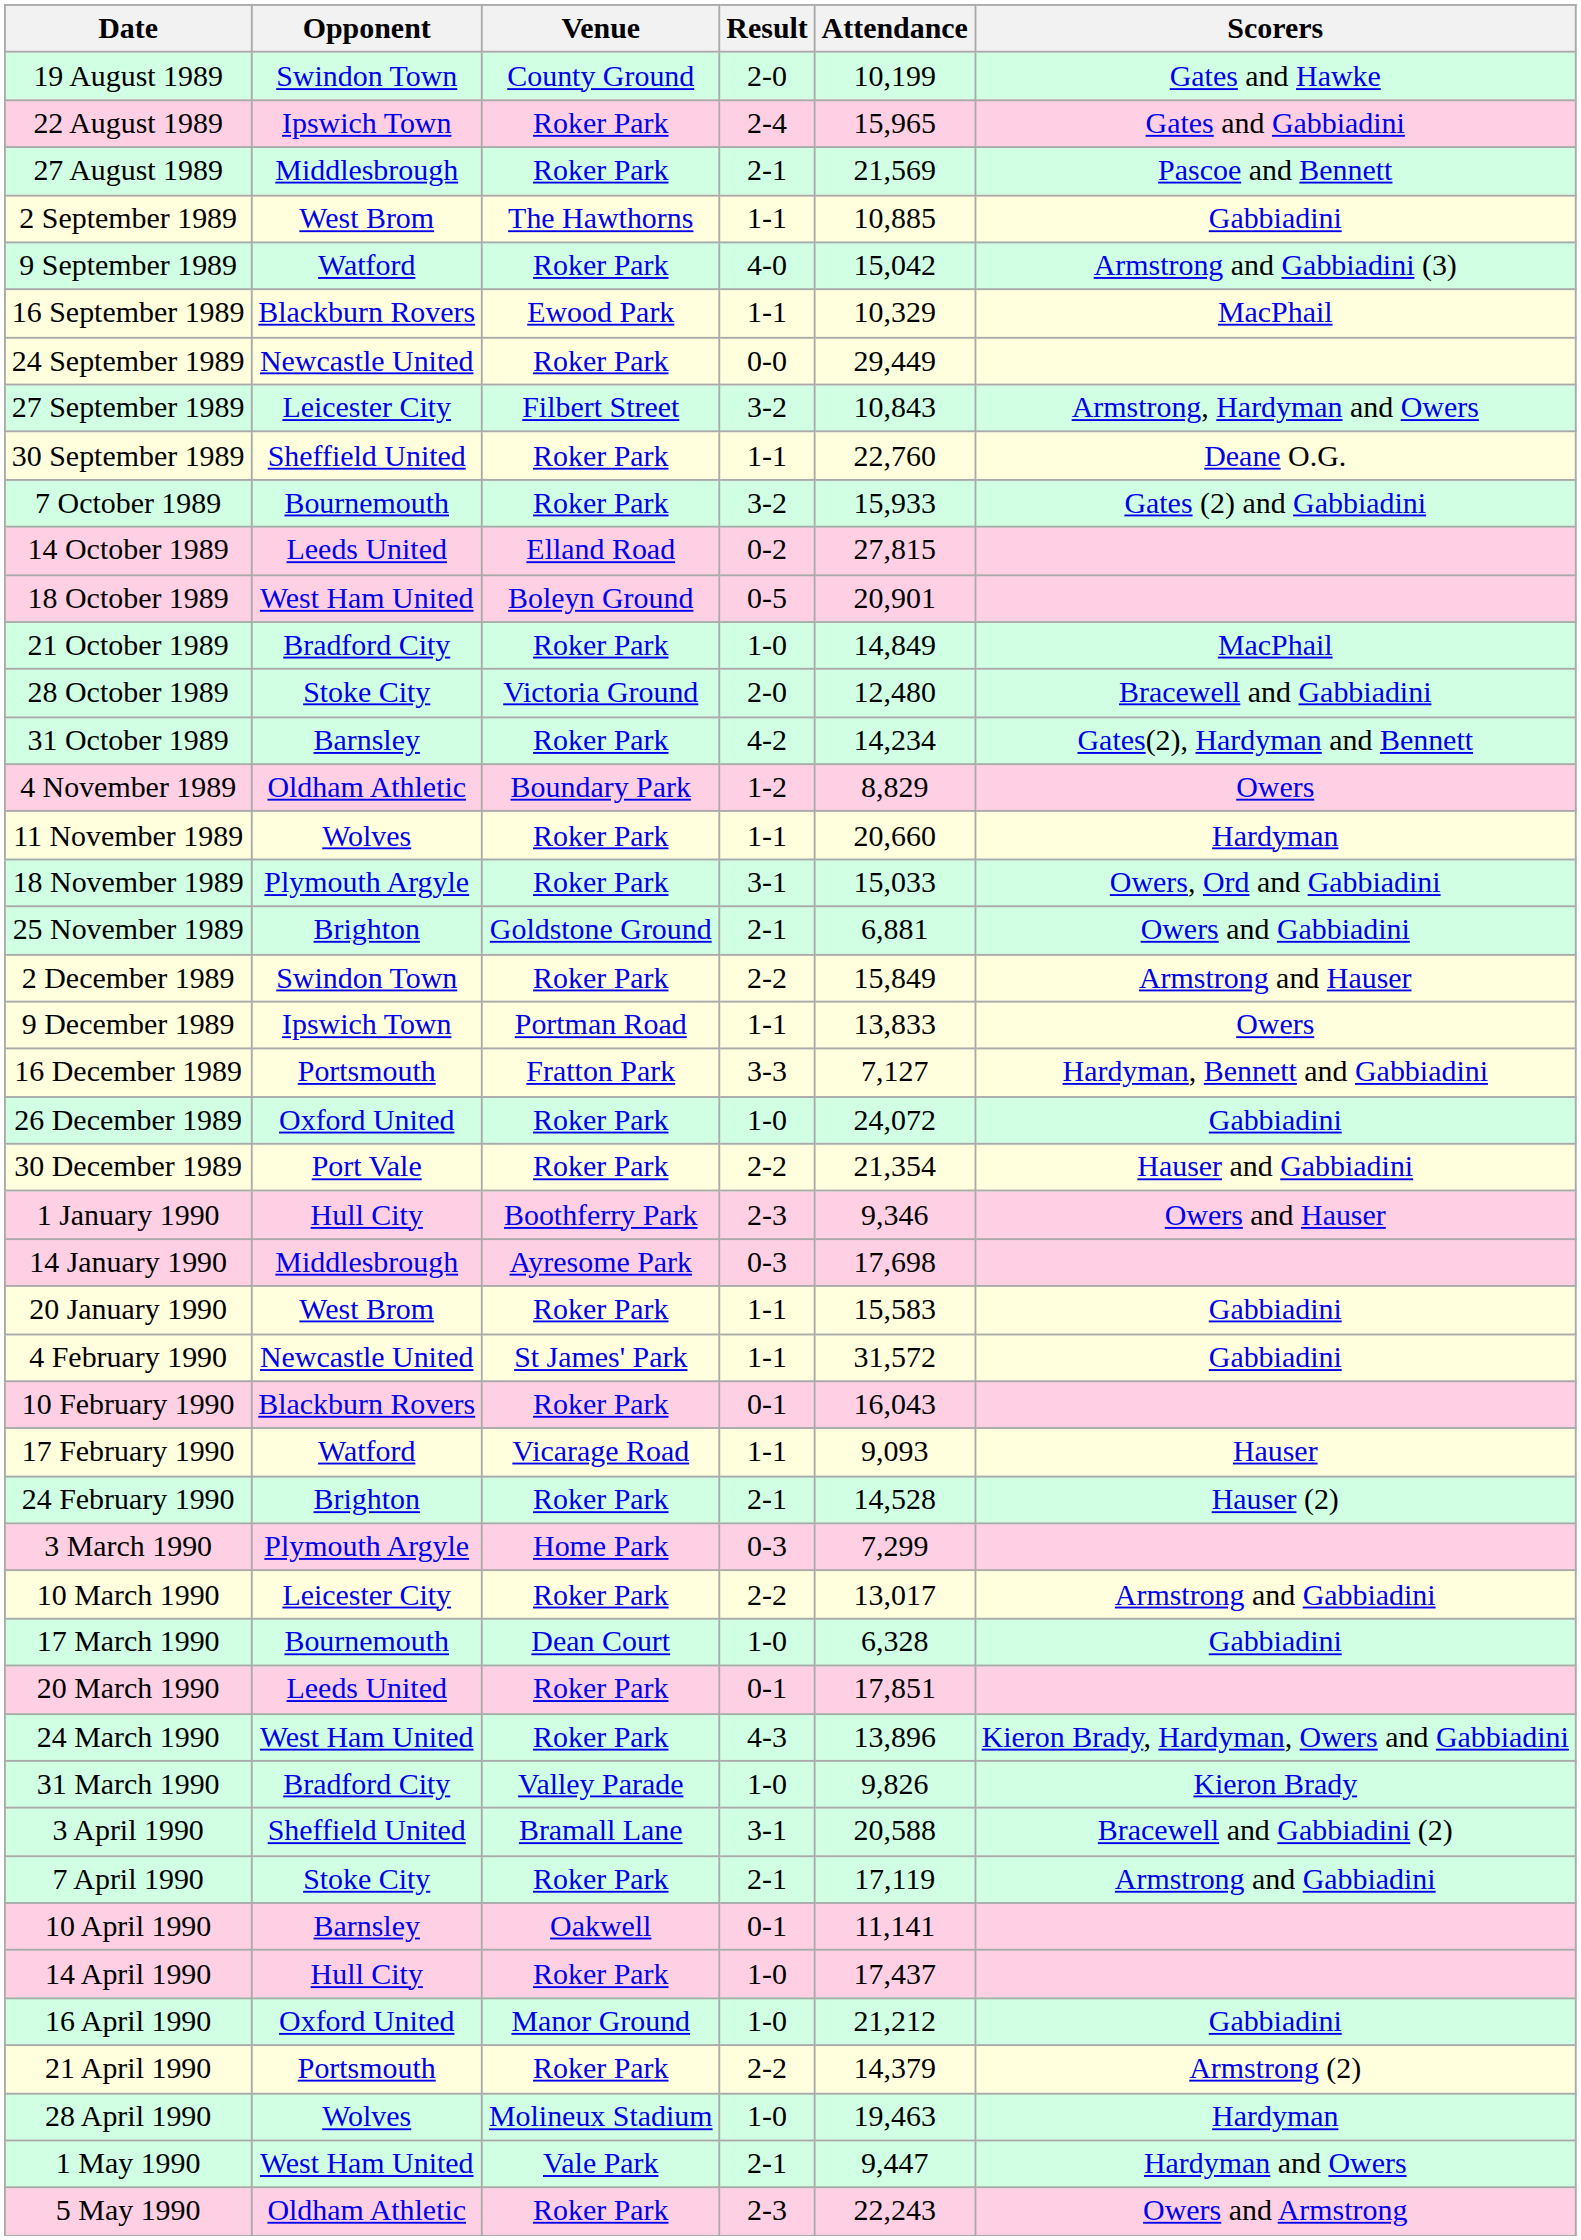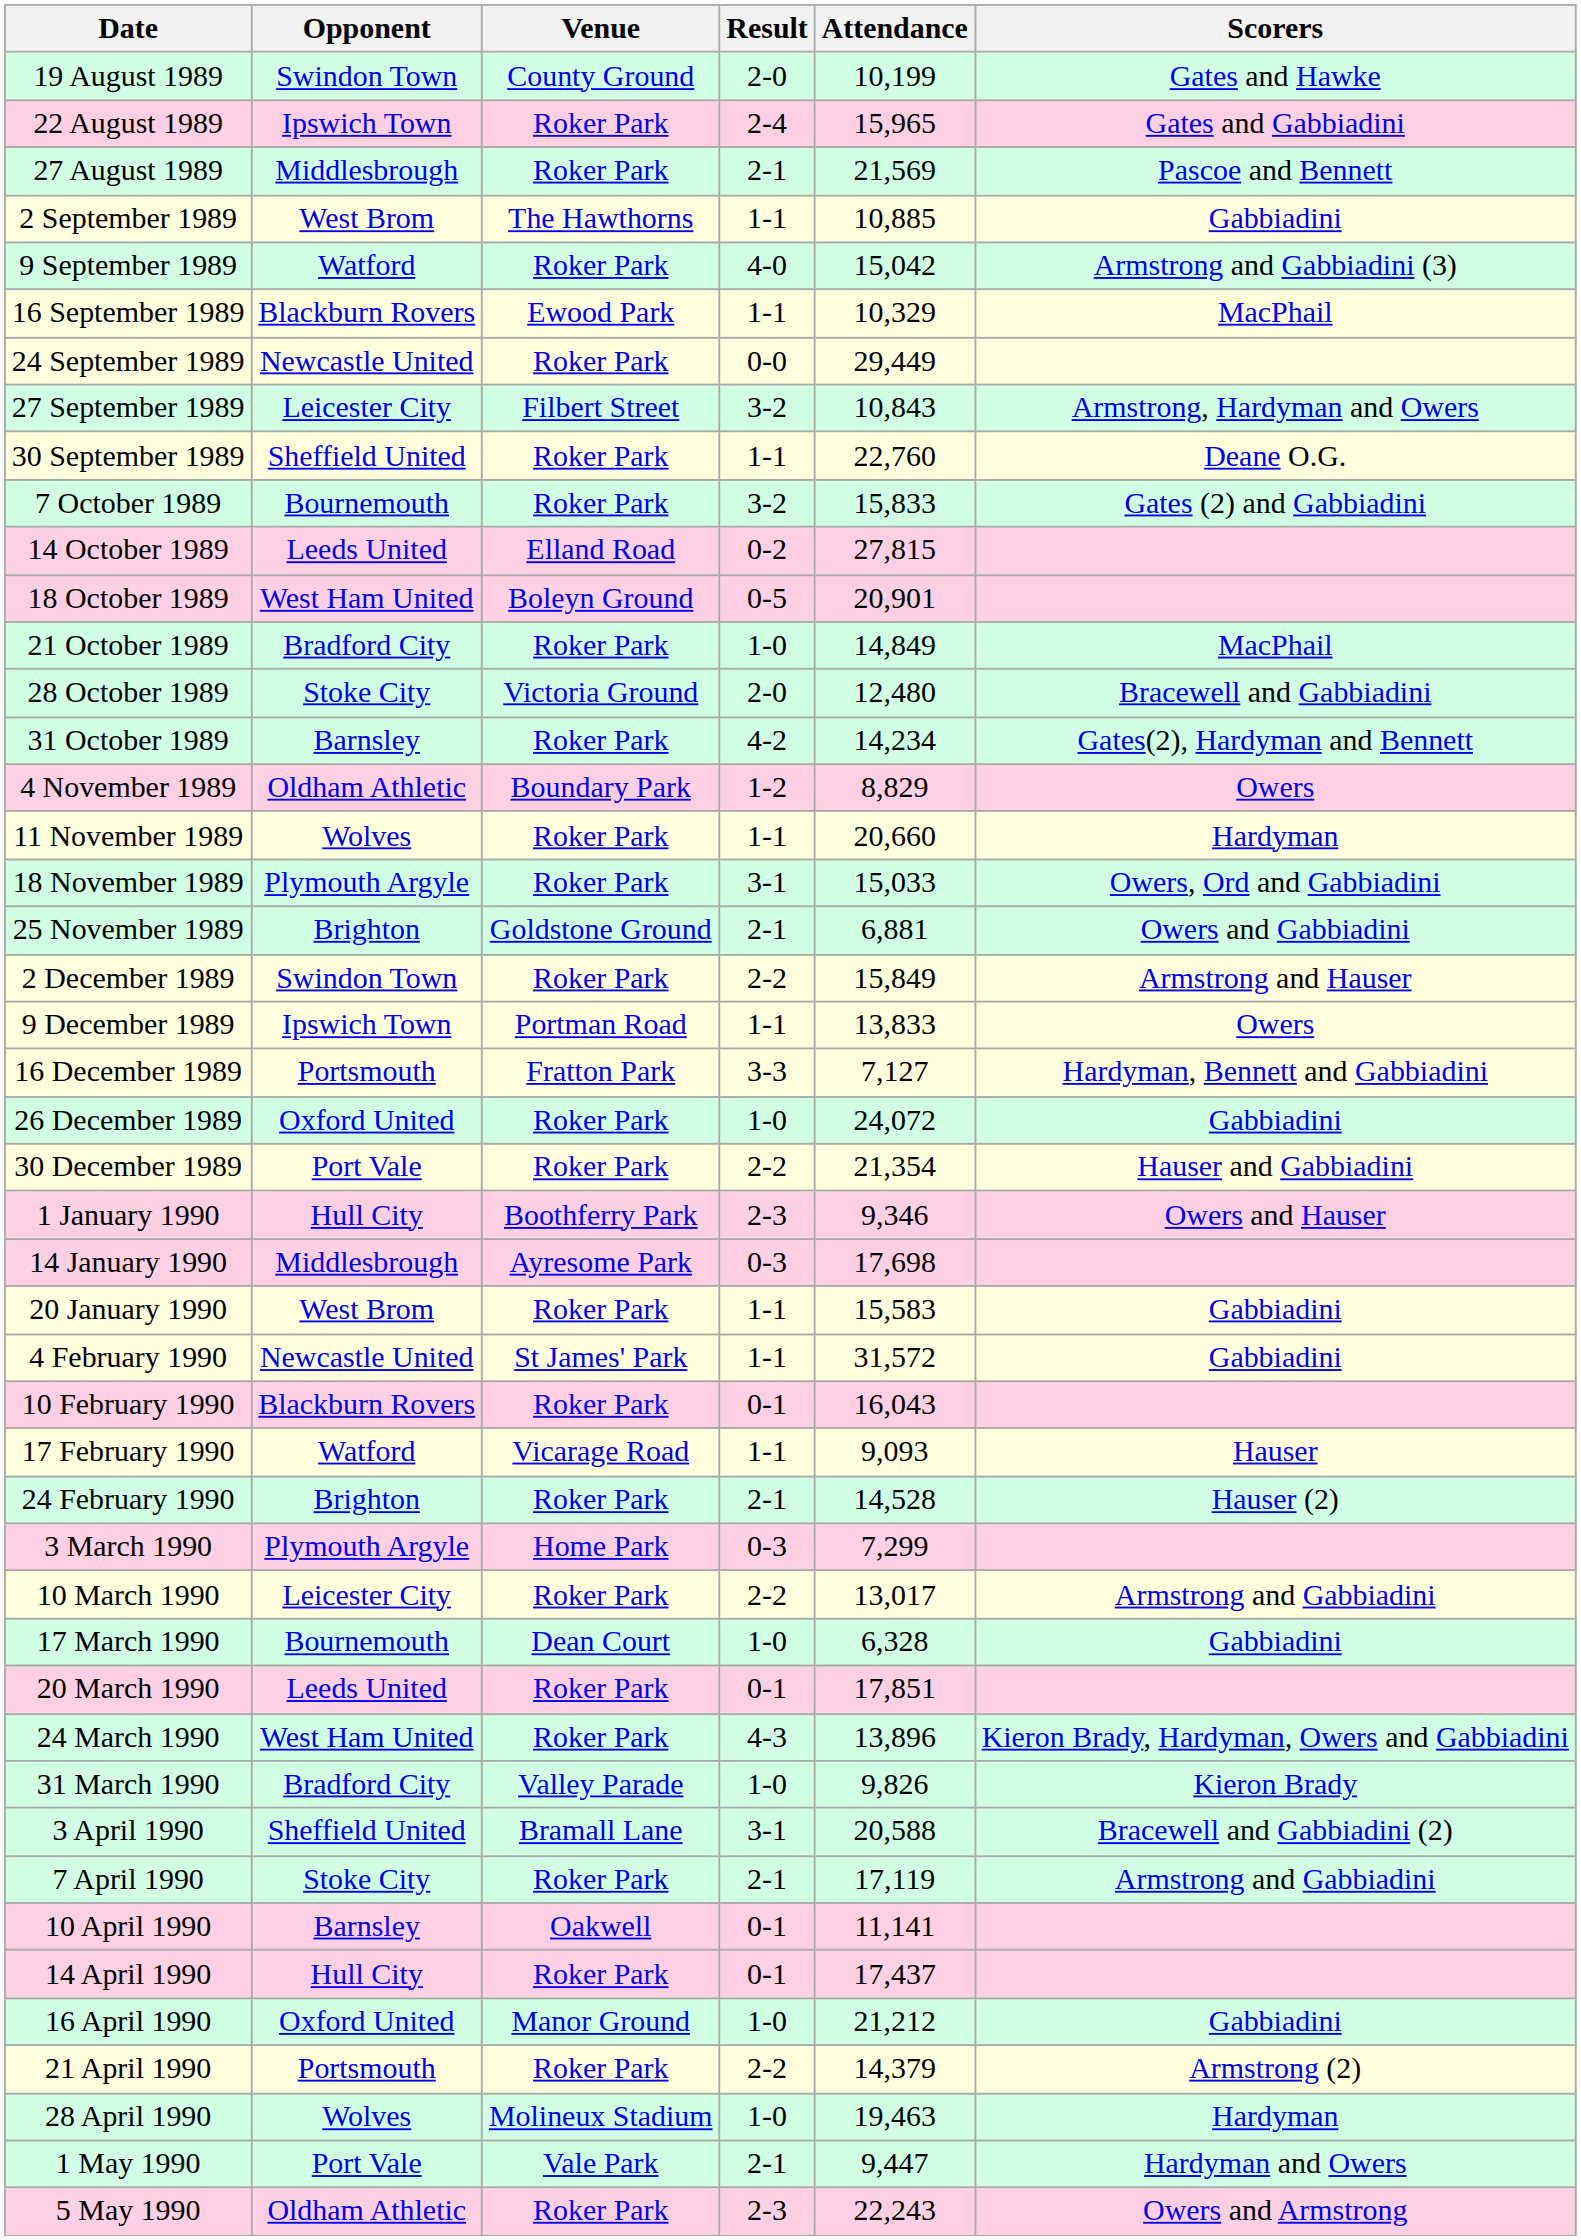(895, 502) 15,933 -> (895, 502) 15,833
(767, 1973) 1-0 -> (767, 1973) 0-1
(367, 2163) West Ham United -> (367, 2163) Port Vale
